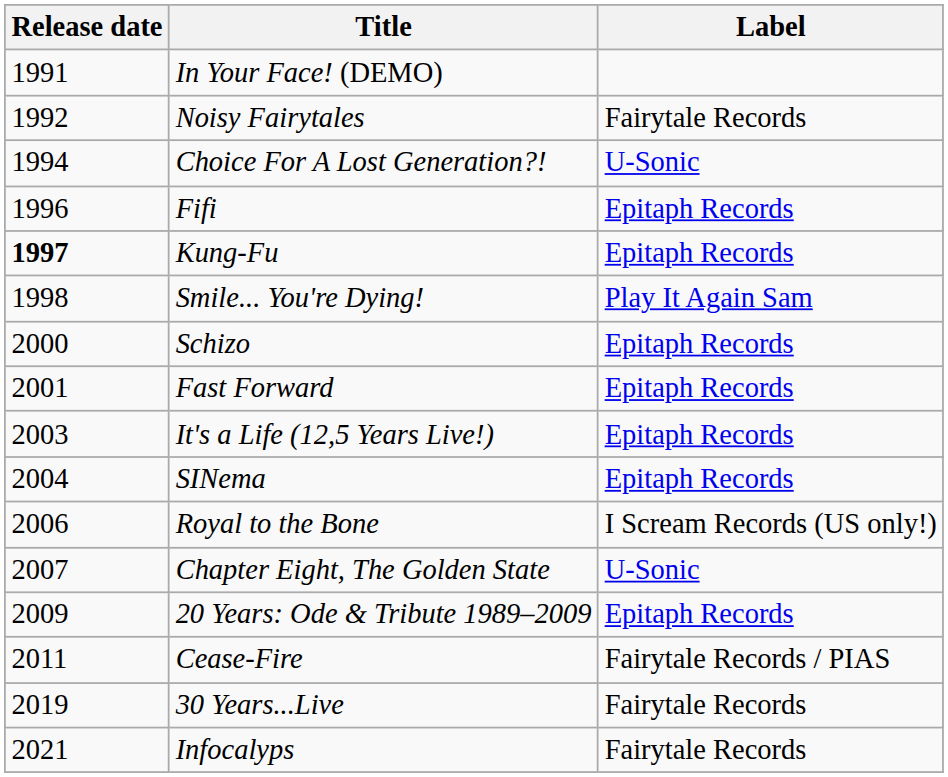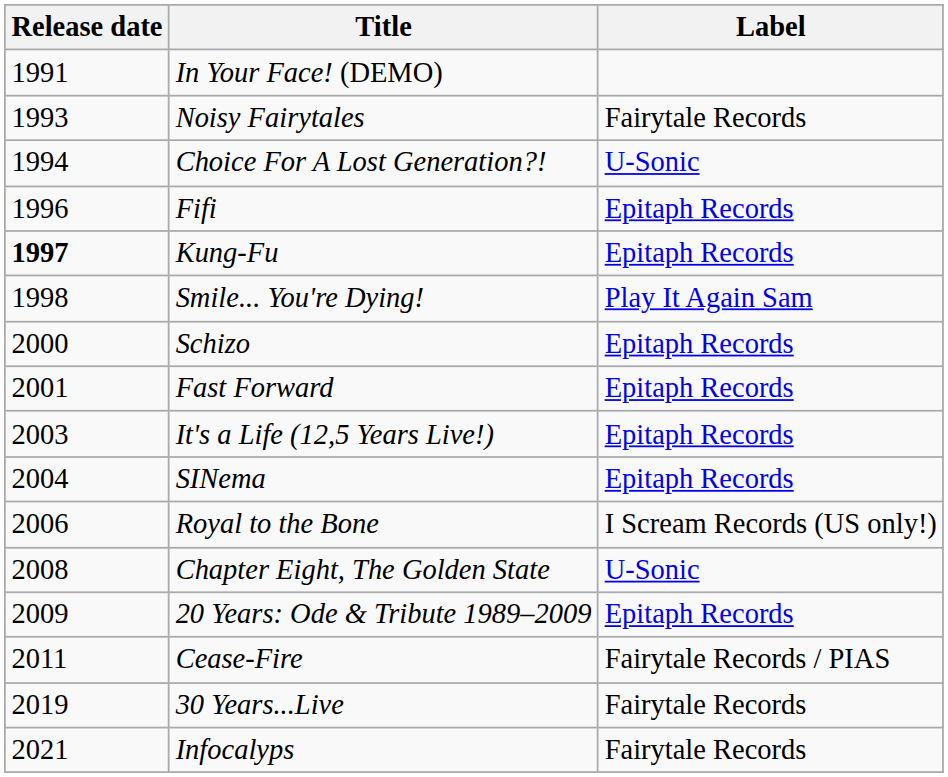(40, 117) 1992 -> (40, 117) 1993
(40, 569) 2007 -> (40, 569) 2008
